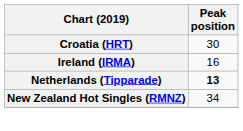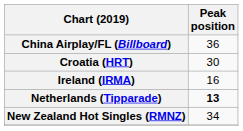+ row: (96, 44)
